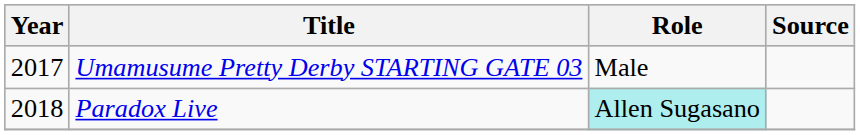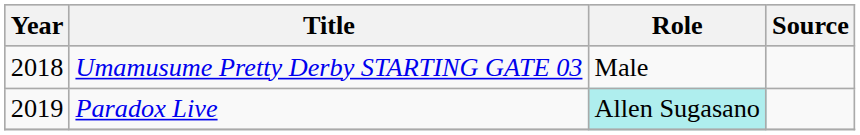(37, 66) 2017 -> (37, 66) 2018
(37, 108) 2018 -> (37, 108) 2019
